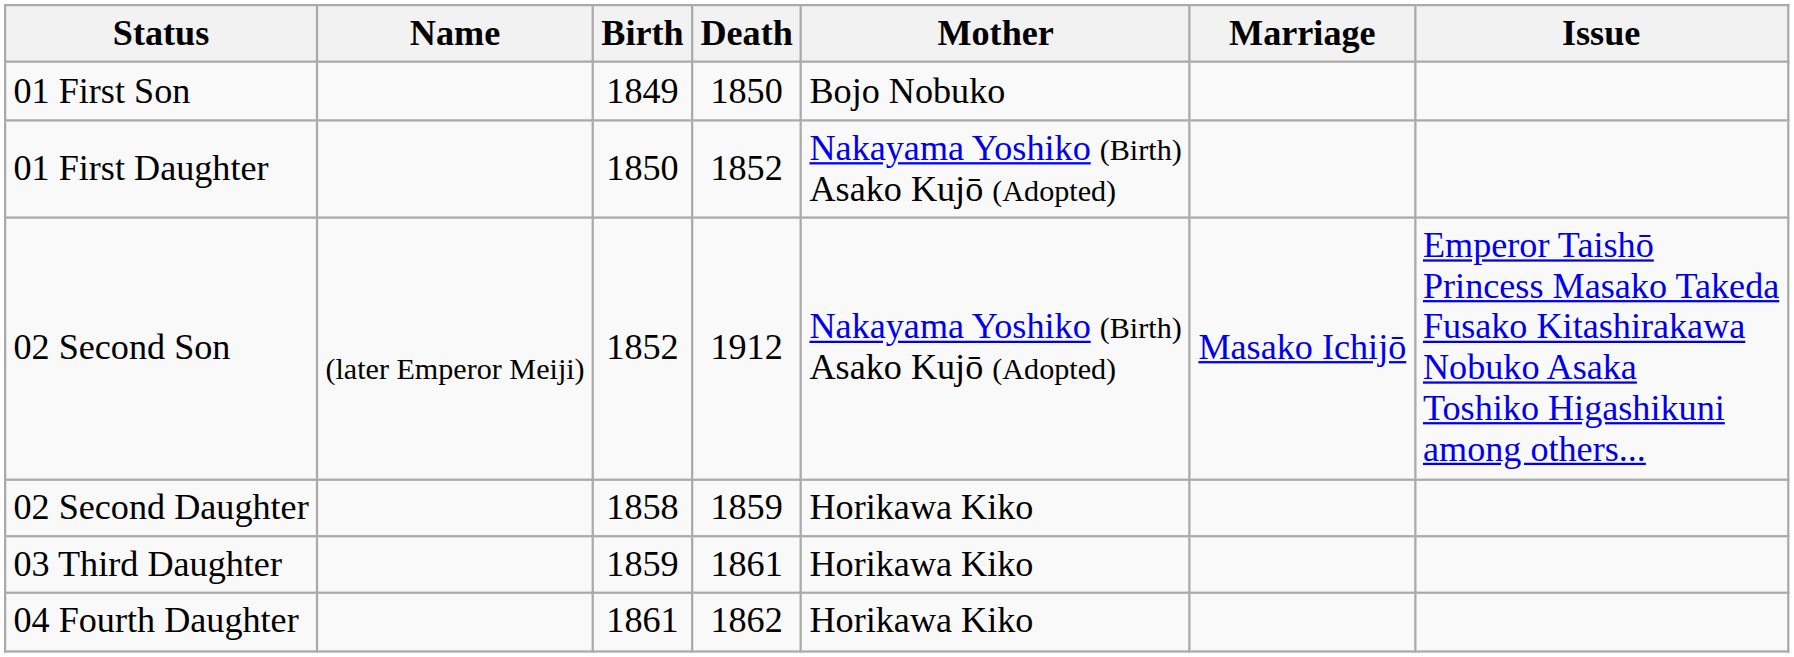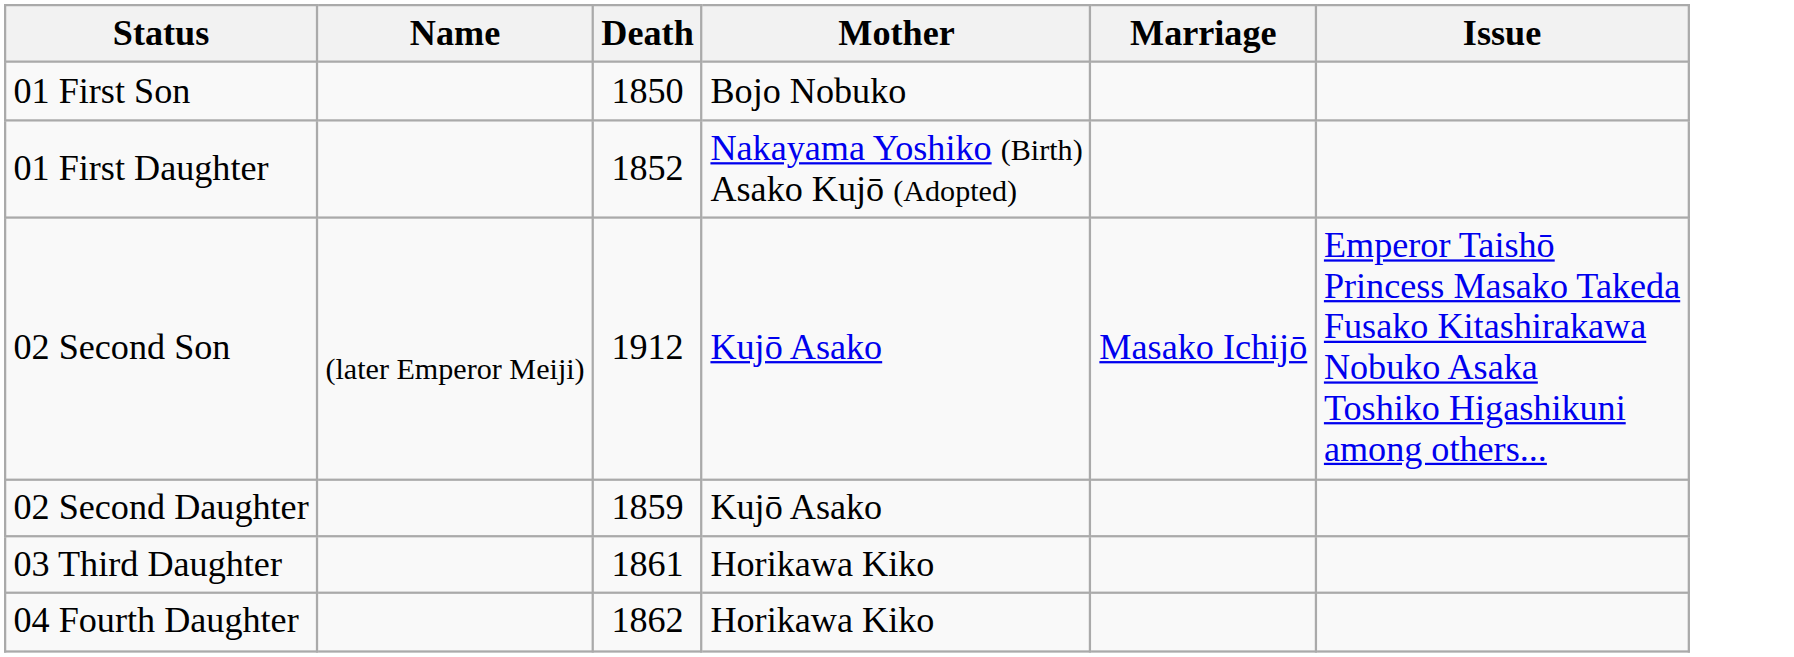- column: (643, 33)
(996, 347) Nakayama Yoshiko (Birth) Asako Kujō (Adopted) -> (796, 347) Kujō Asako
(921, 506) Horikawa Kiko -> (796, 506) Kujō Asako
